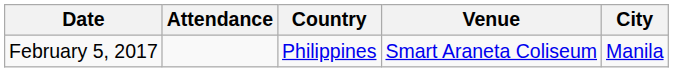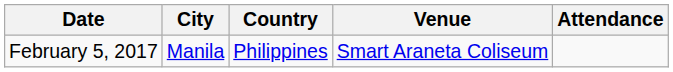columns swapped: (635, 19) <-> (220, 19)
